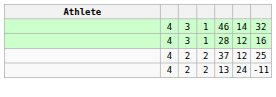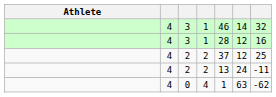+ row: (188, 85)
